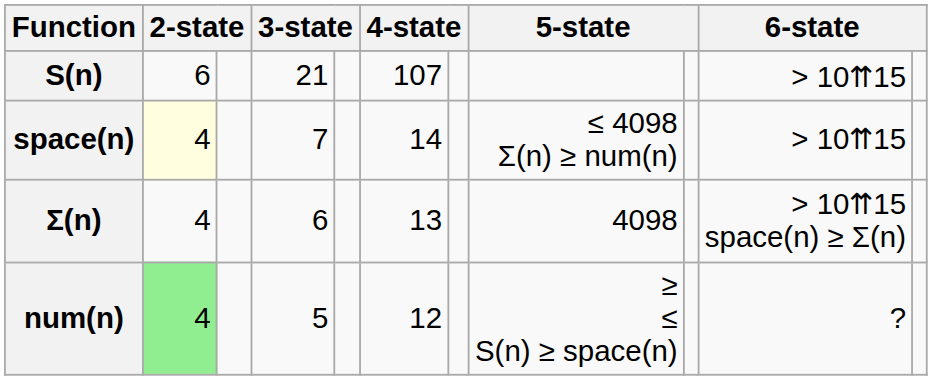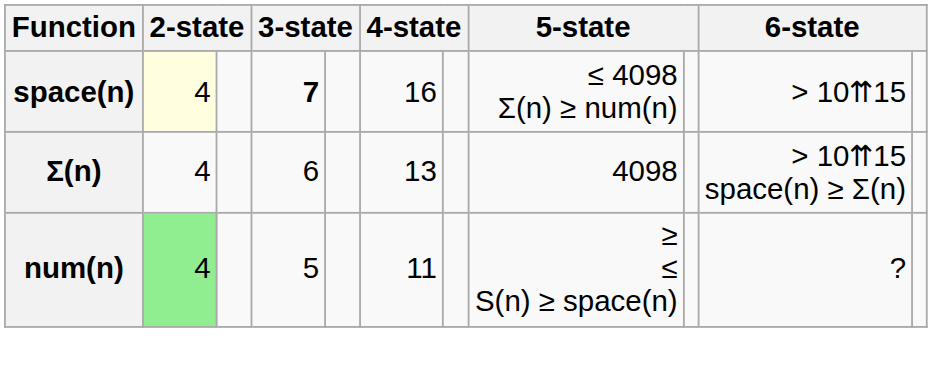- row: (74, 75)
(320, 139) normal -> (311, 91) bold
(426, 139) 14 -> (420, 91) 16
(426, 317) 12 -> (422, 269) 11
